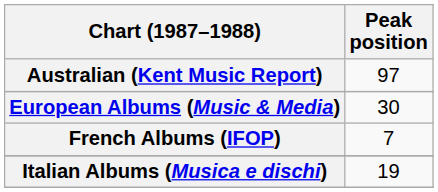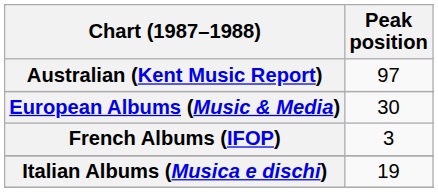(389, 139) 7 -> (389, 139) 3
